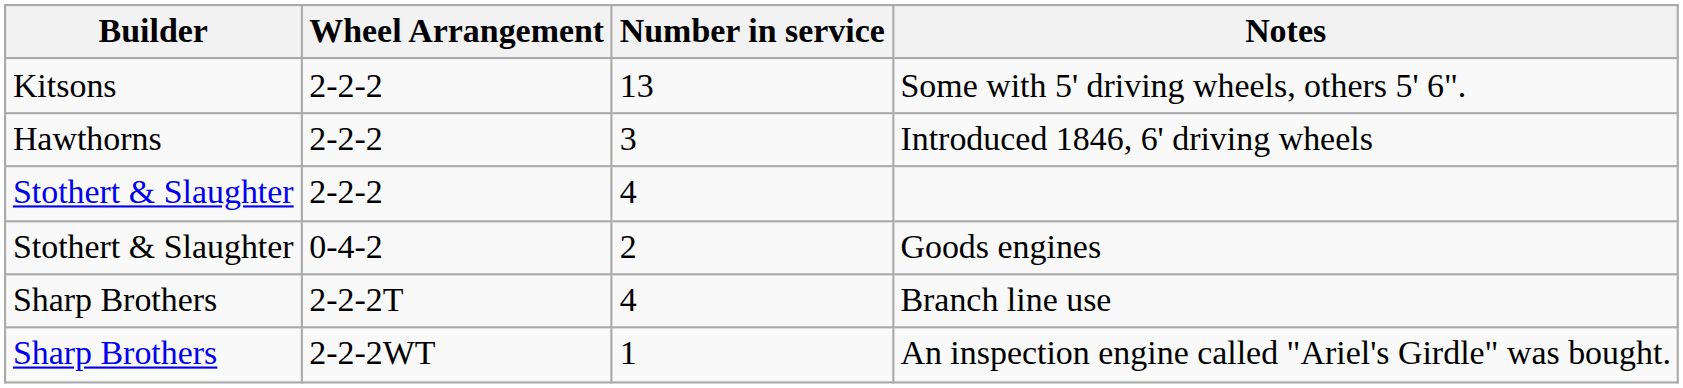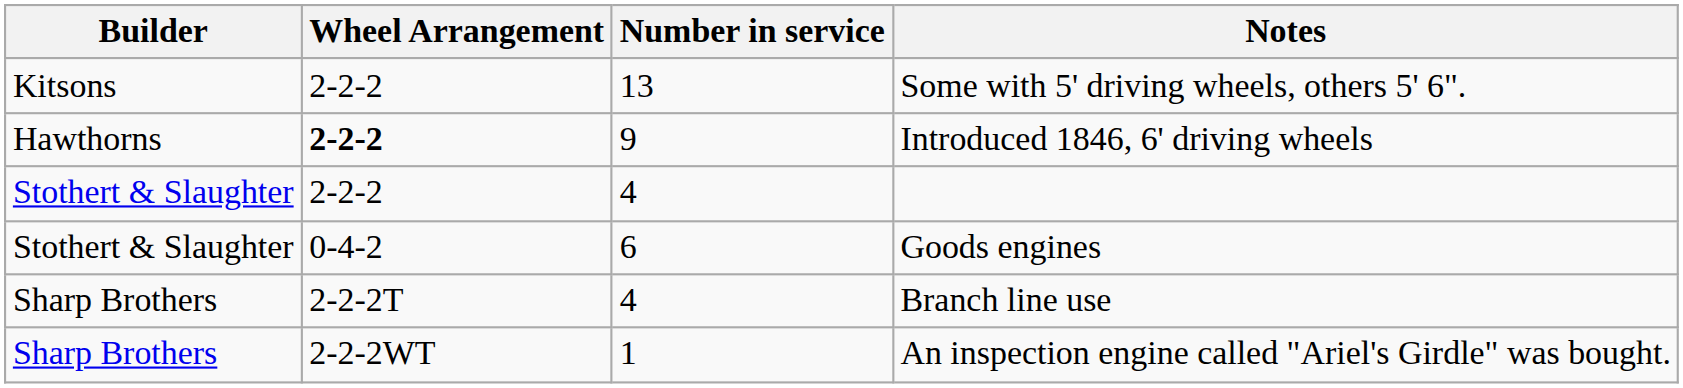(346, 138) normal -> (346, 138) bold
(628, 138) 3 -> (628, 138) 9
(628, 246) 2 -> (628, 246) 6
